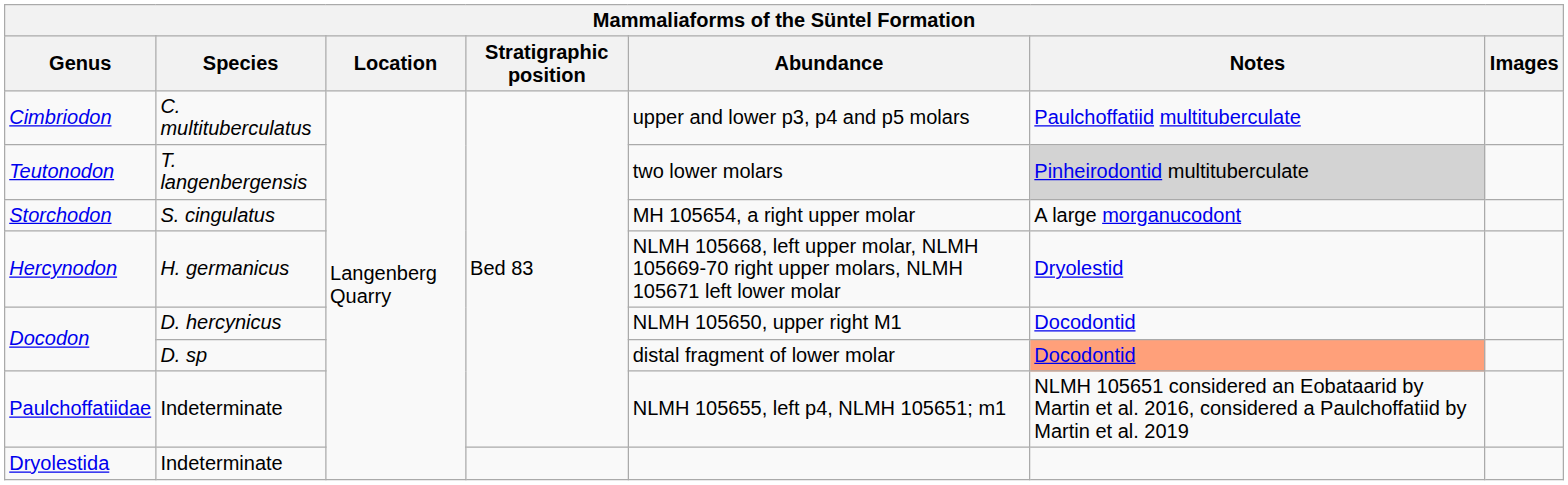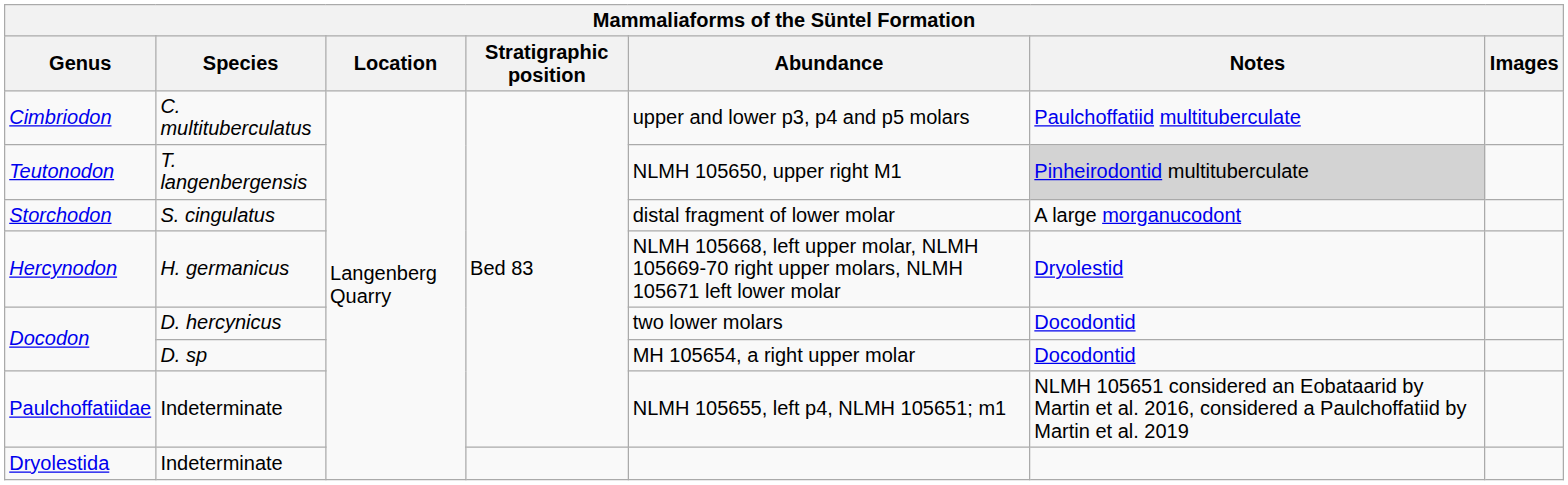(708, 171) two lower molars -> (767, 171) NLMH 105650, upper right M1
(774, 214) MH 105654, a right upper molar -> (764, 214) distal fragment of lower molar
(767, 323) NLMH 105650, upper right M1 -> (708, 323) two lower molars
(764, 354) distal fragment of lower molar -> (774, 354) MH 105654, a right upper molar
(1085, 354) lightsalmon background -> (1085, 354) no background
